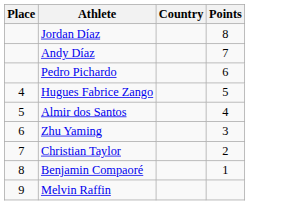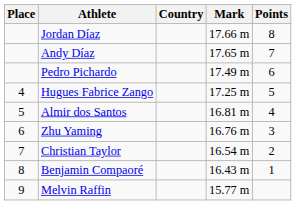+ column: (229, 14)
